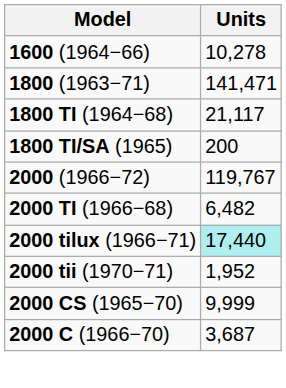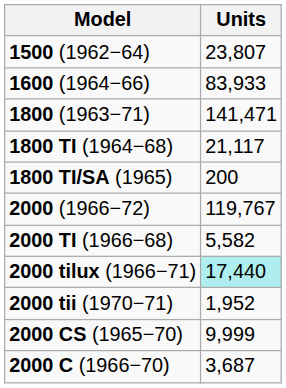+ row: (80, 51)
(236, 51) 10,278 -> (236, 83) 83,933
(230, 209) 6,482 -> (230, 240) 5,582
